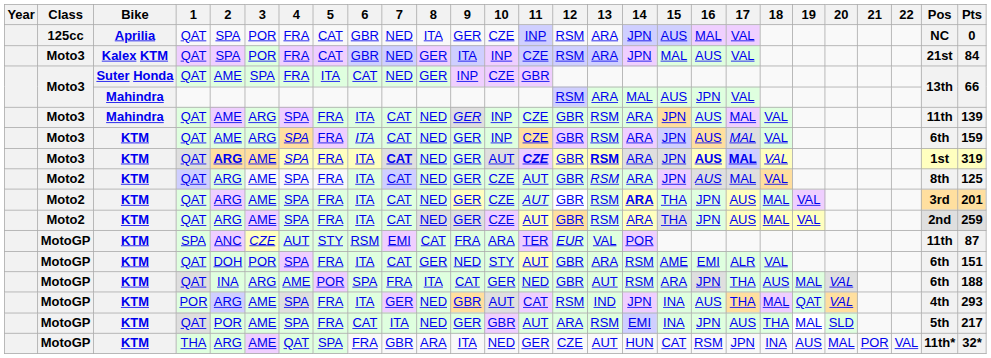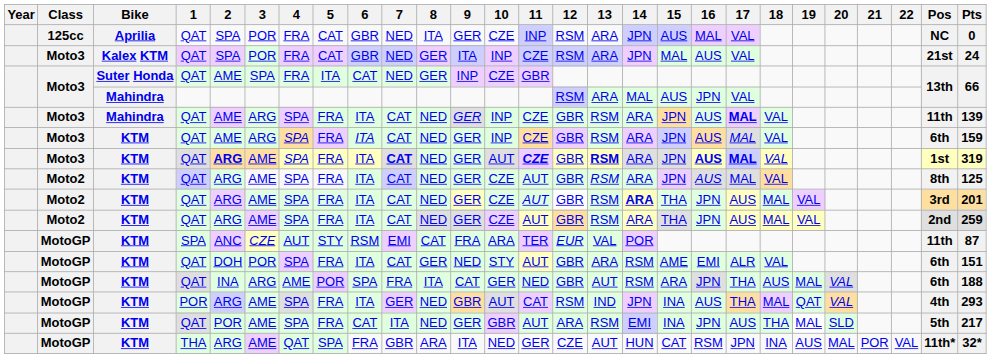(972, 55) 84 -> (972, 55) 24
(743, 117) normal -> (743, 117) bold
